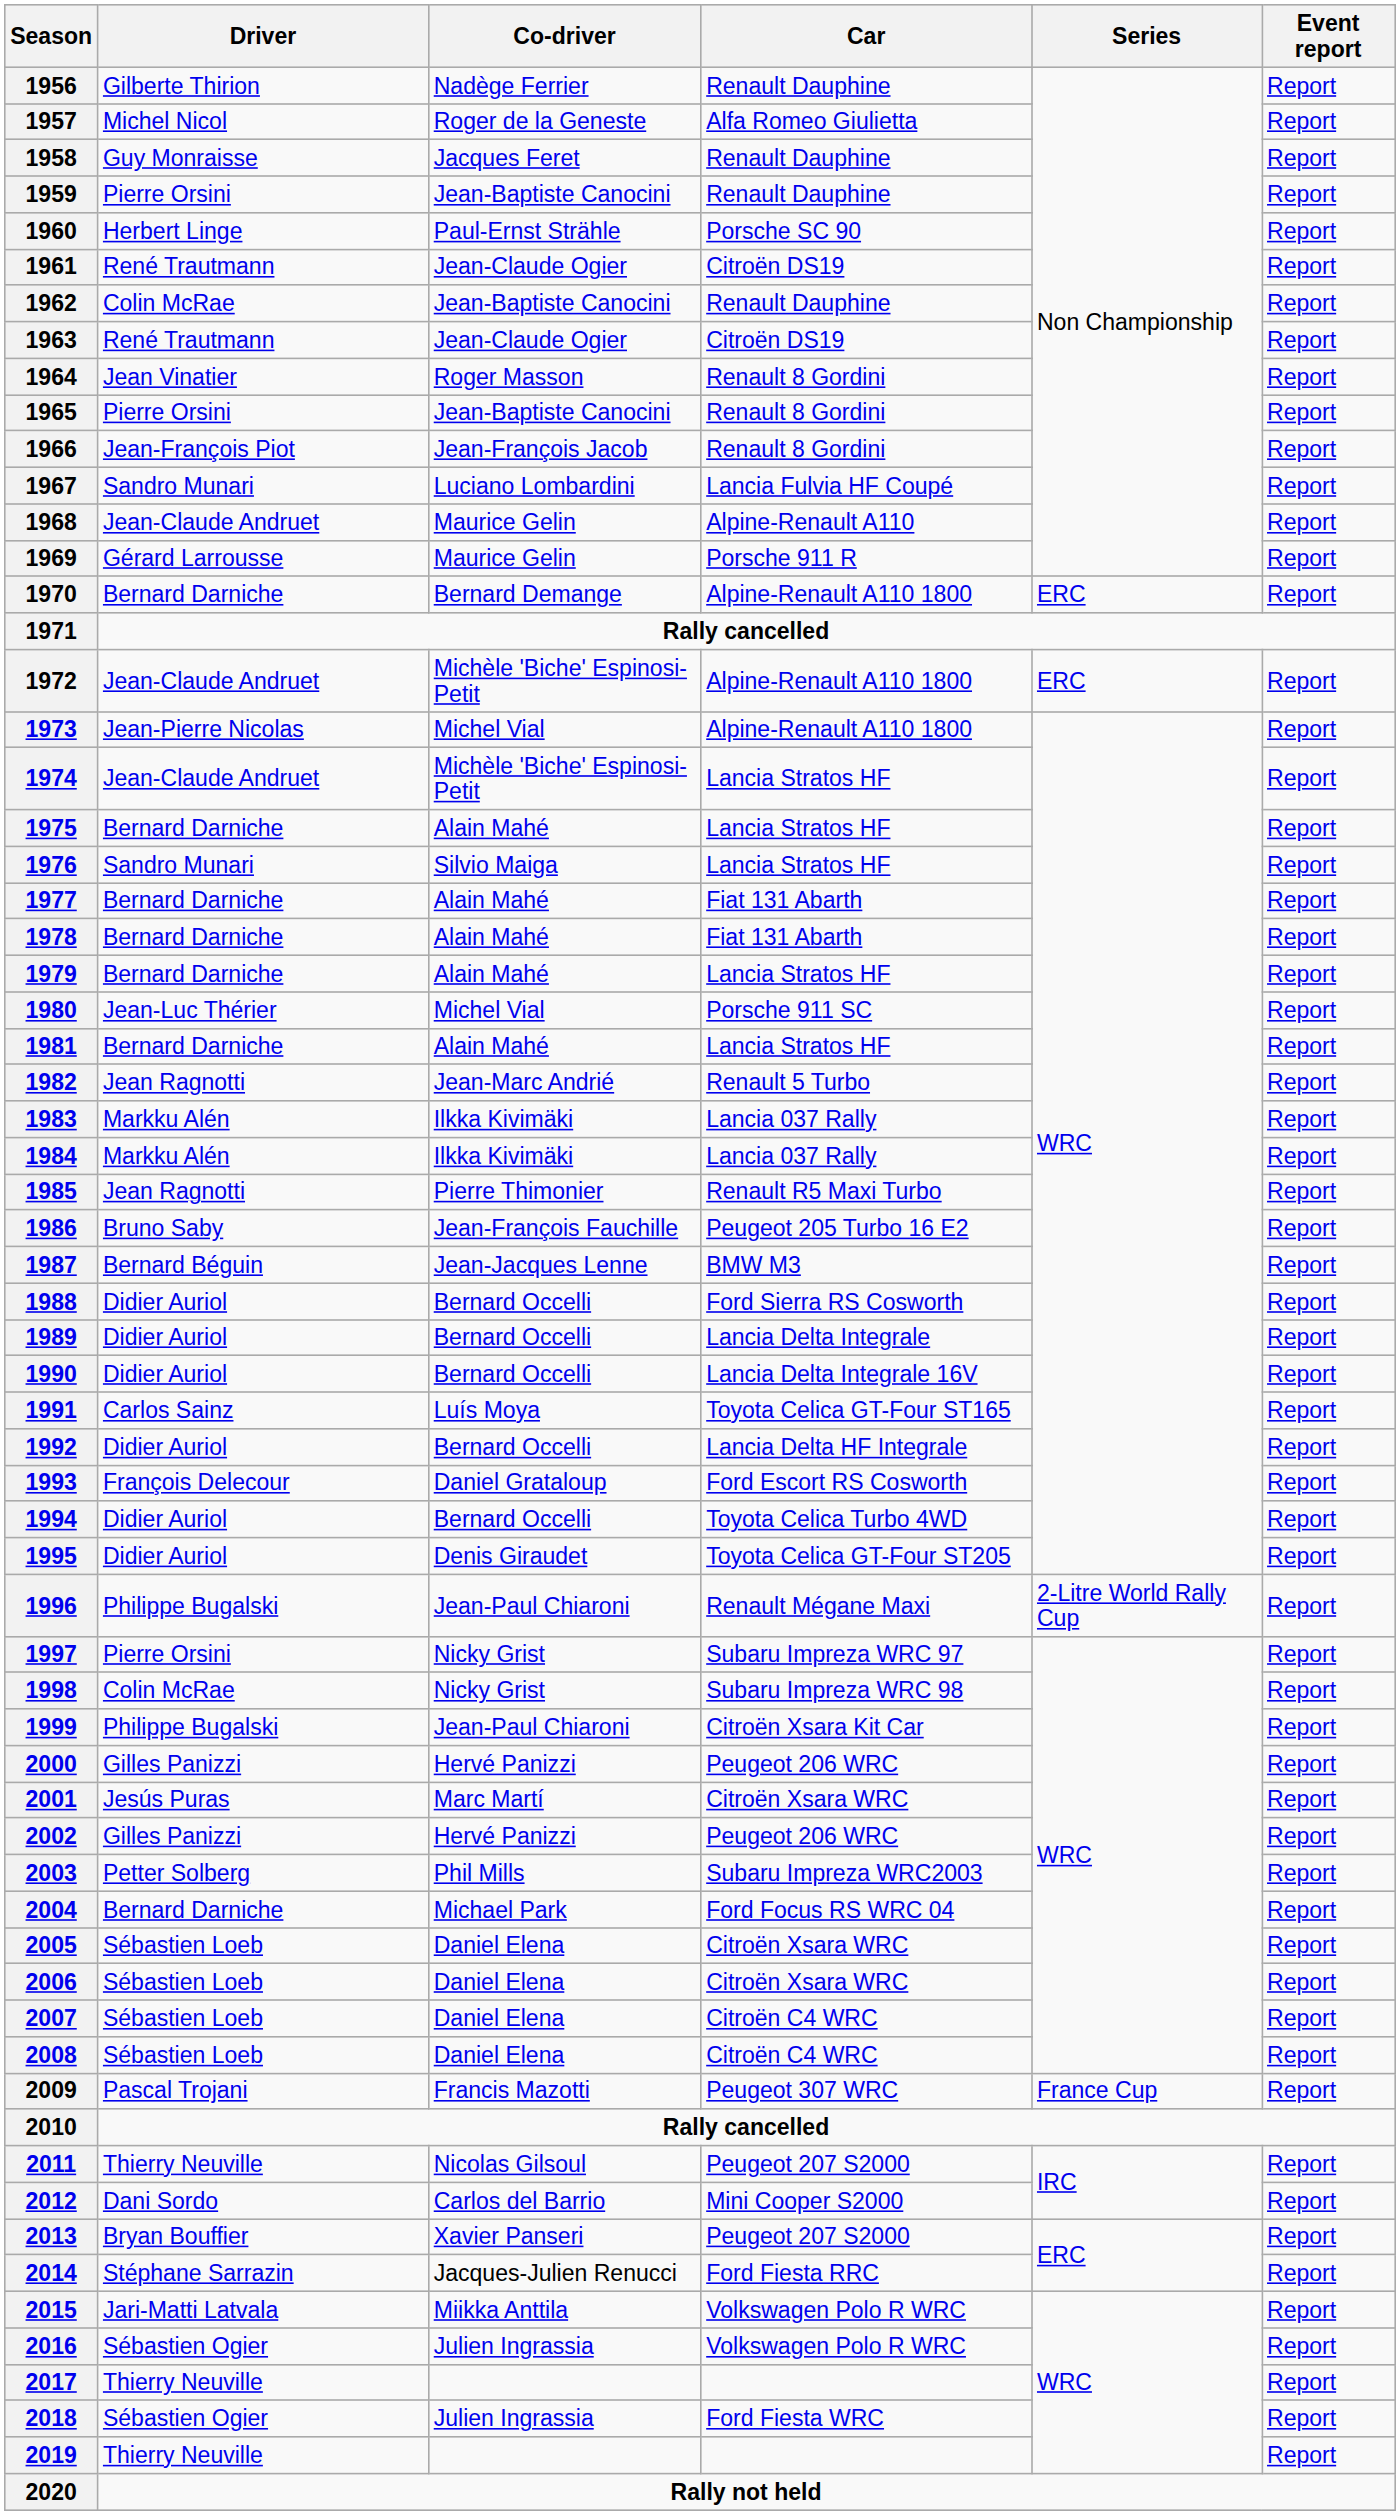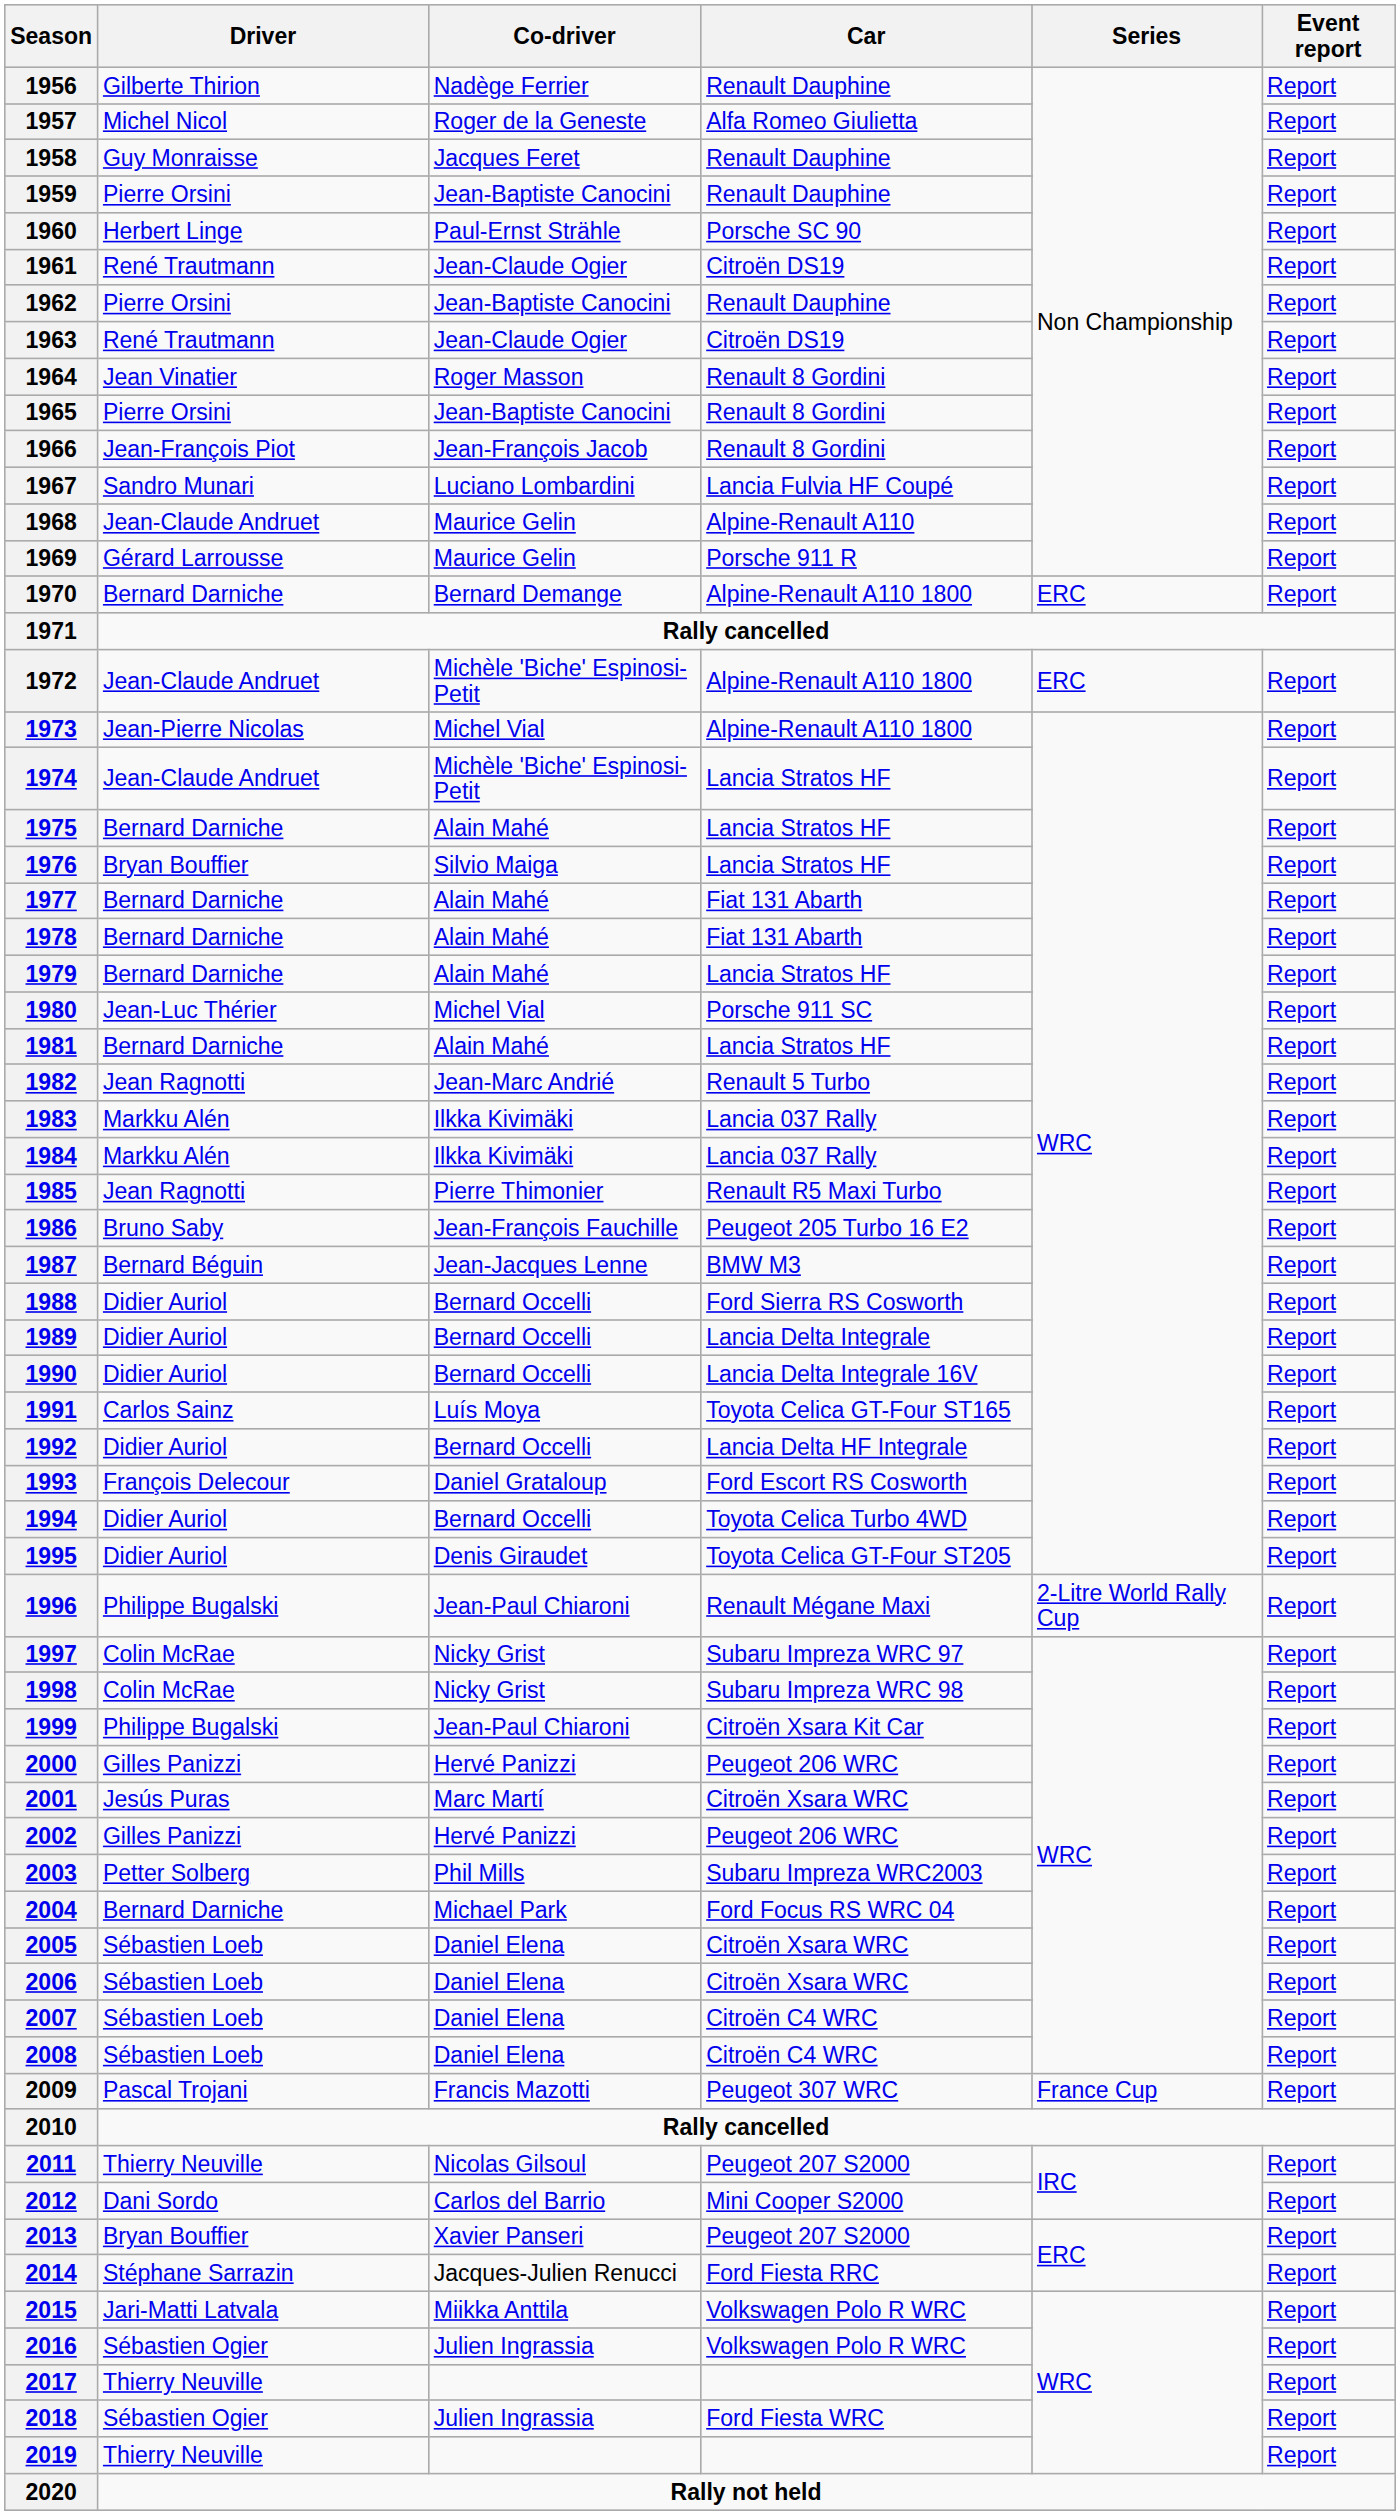(169, 304) Colin McRae -> (167, 304) Pierre Orsini
(178, 865) Sandro Munari -> (176, 865) Bryan Bouffier
(167, 1655) Pierre Orsini -> (169, 1655) Colin McRae
